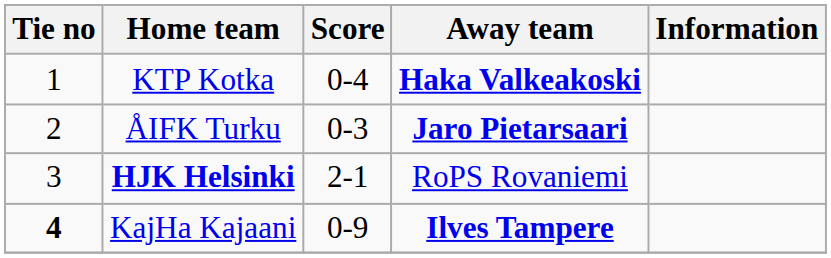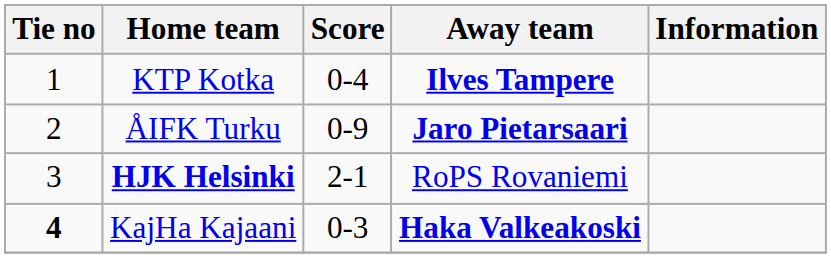(520, 78) Haka Valkeakoski -> (520, 78) Ilves Tampere
(348, 128) 0-3 -> (348, 128) 0-9
(348, 227) 0-9 -> (348, 227) 0-3
(520, 227) Ilves Tampere -> (520, 227) Haka Valkeakoski
